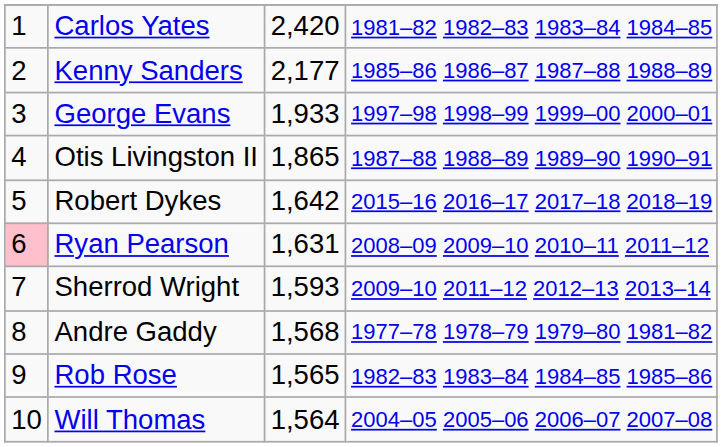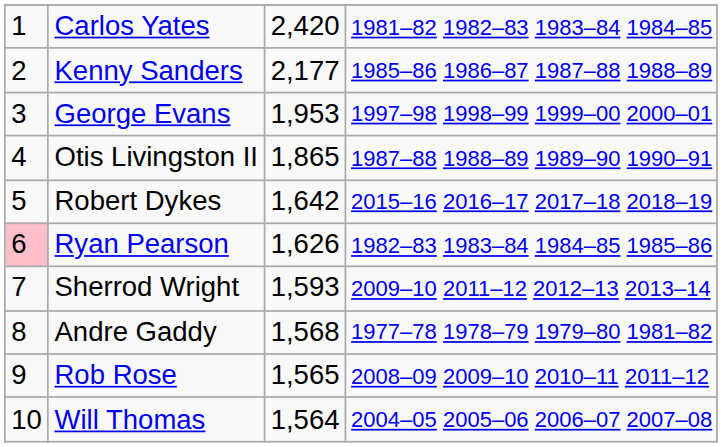(305, 113) 1,933 -> (305, 113) 1,953
(305, 244) 1,631 -> (305, 244) 1,626
(530, 245) 2008–09 2009–10 2010–11 2011–12 -> (532, 245) 1982–83 1983–84 1984–85 1985–86
(532, 376) 1982–83 1983–84 1984–85 1985–86 -> (530, 376) 2008–09 2009–10 2010–11 2011–12
